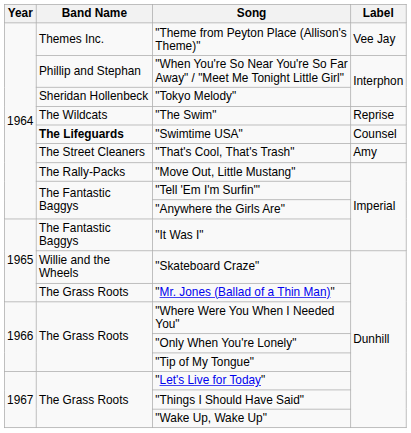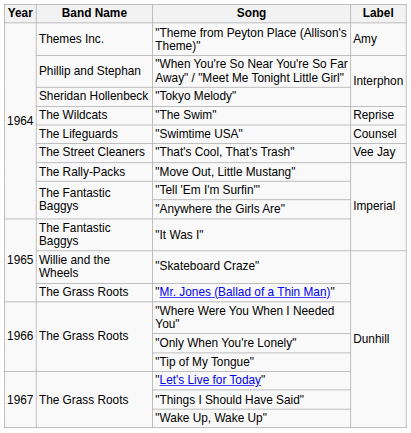(374, 39) Vee Jay -> (365, 39) Amy
(81, 134) bold -> (78, 134) normal
(365, 153) Amy -> (374, 153) Vee Jay
